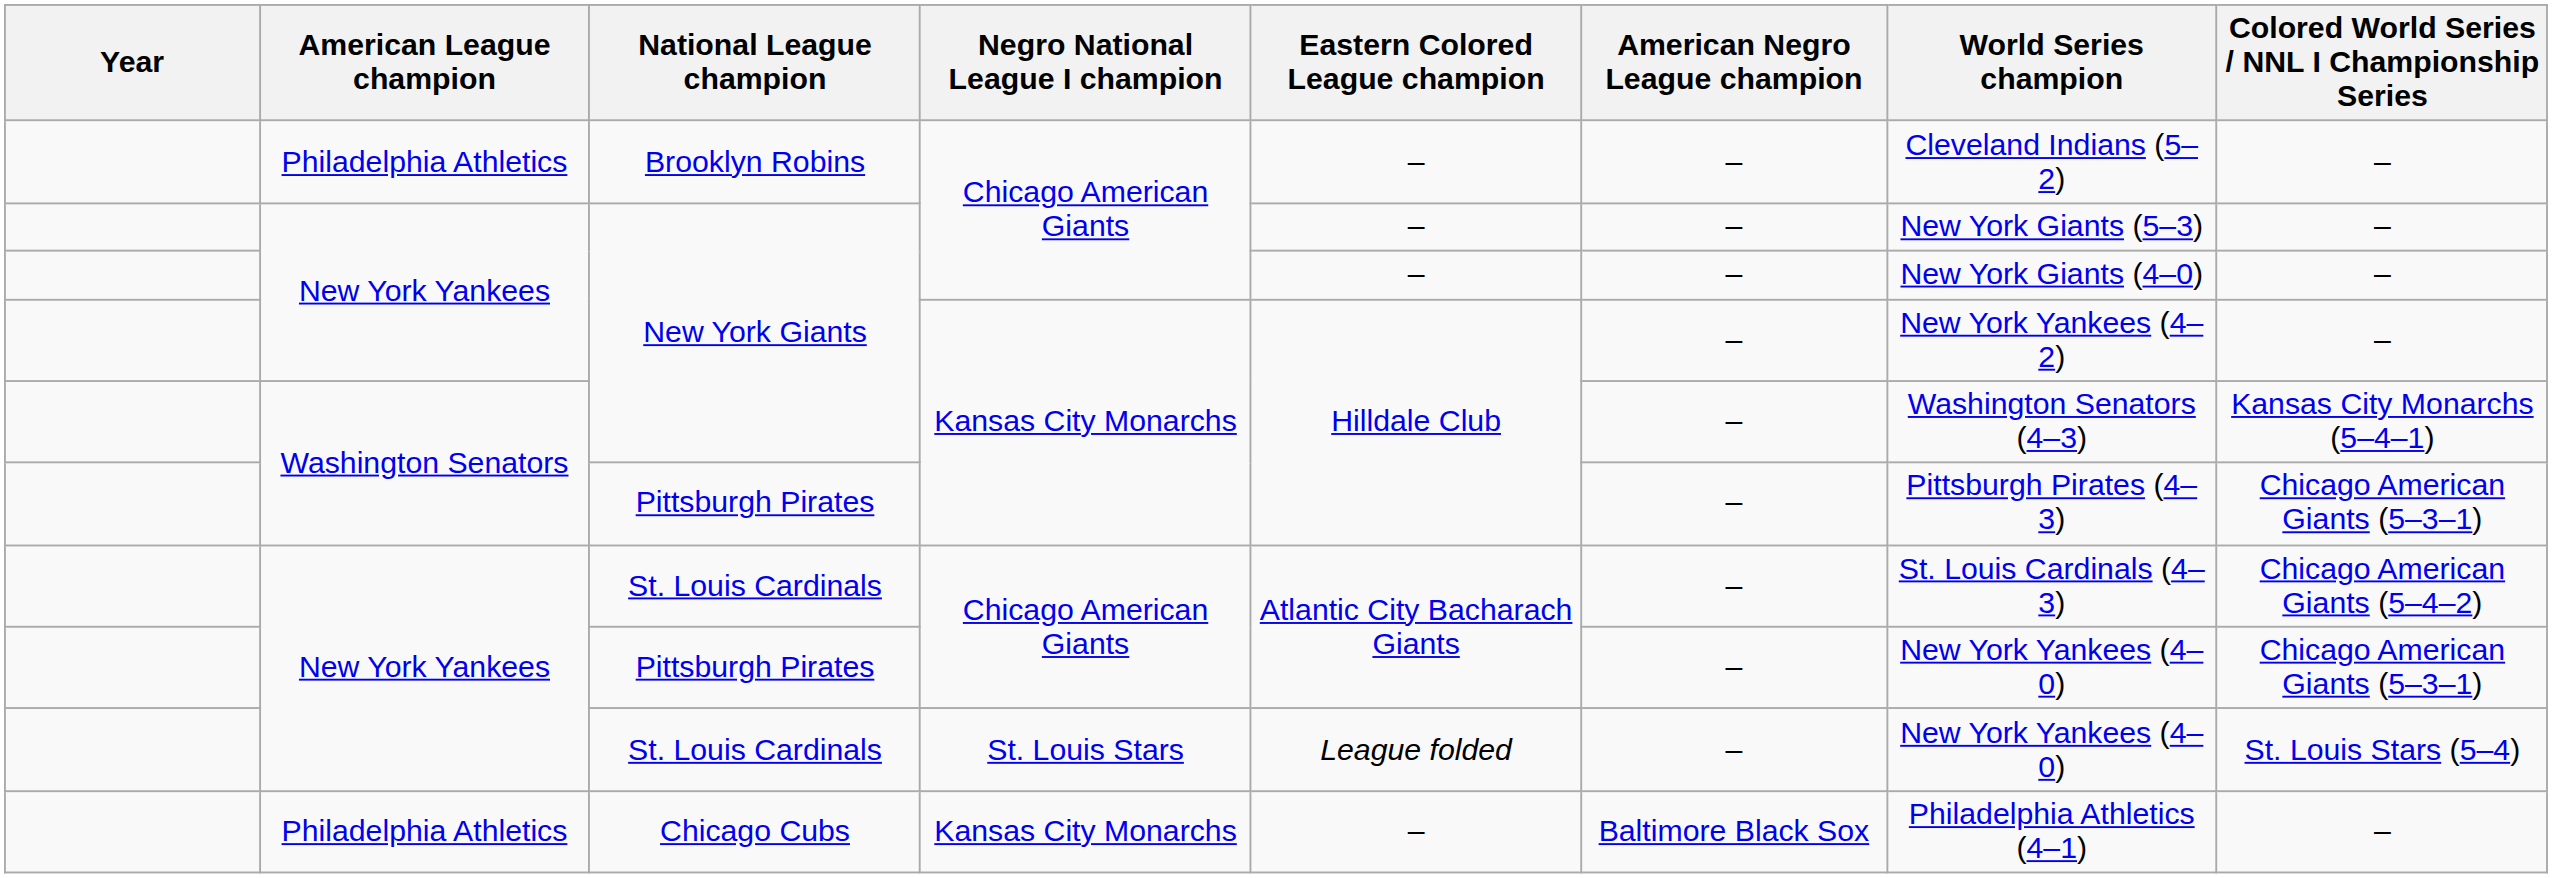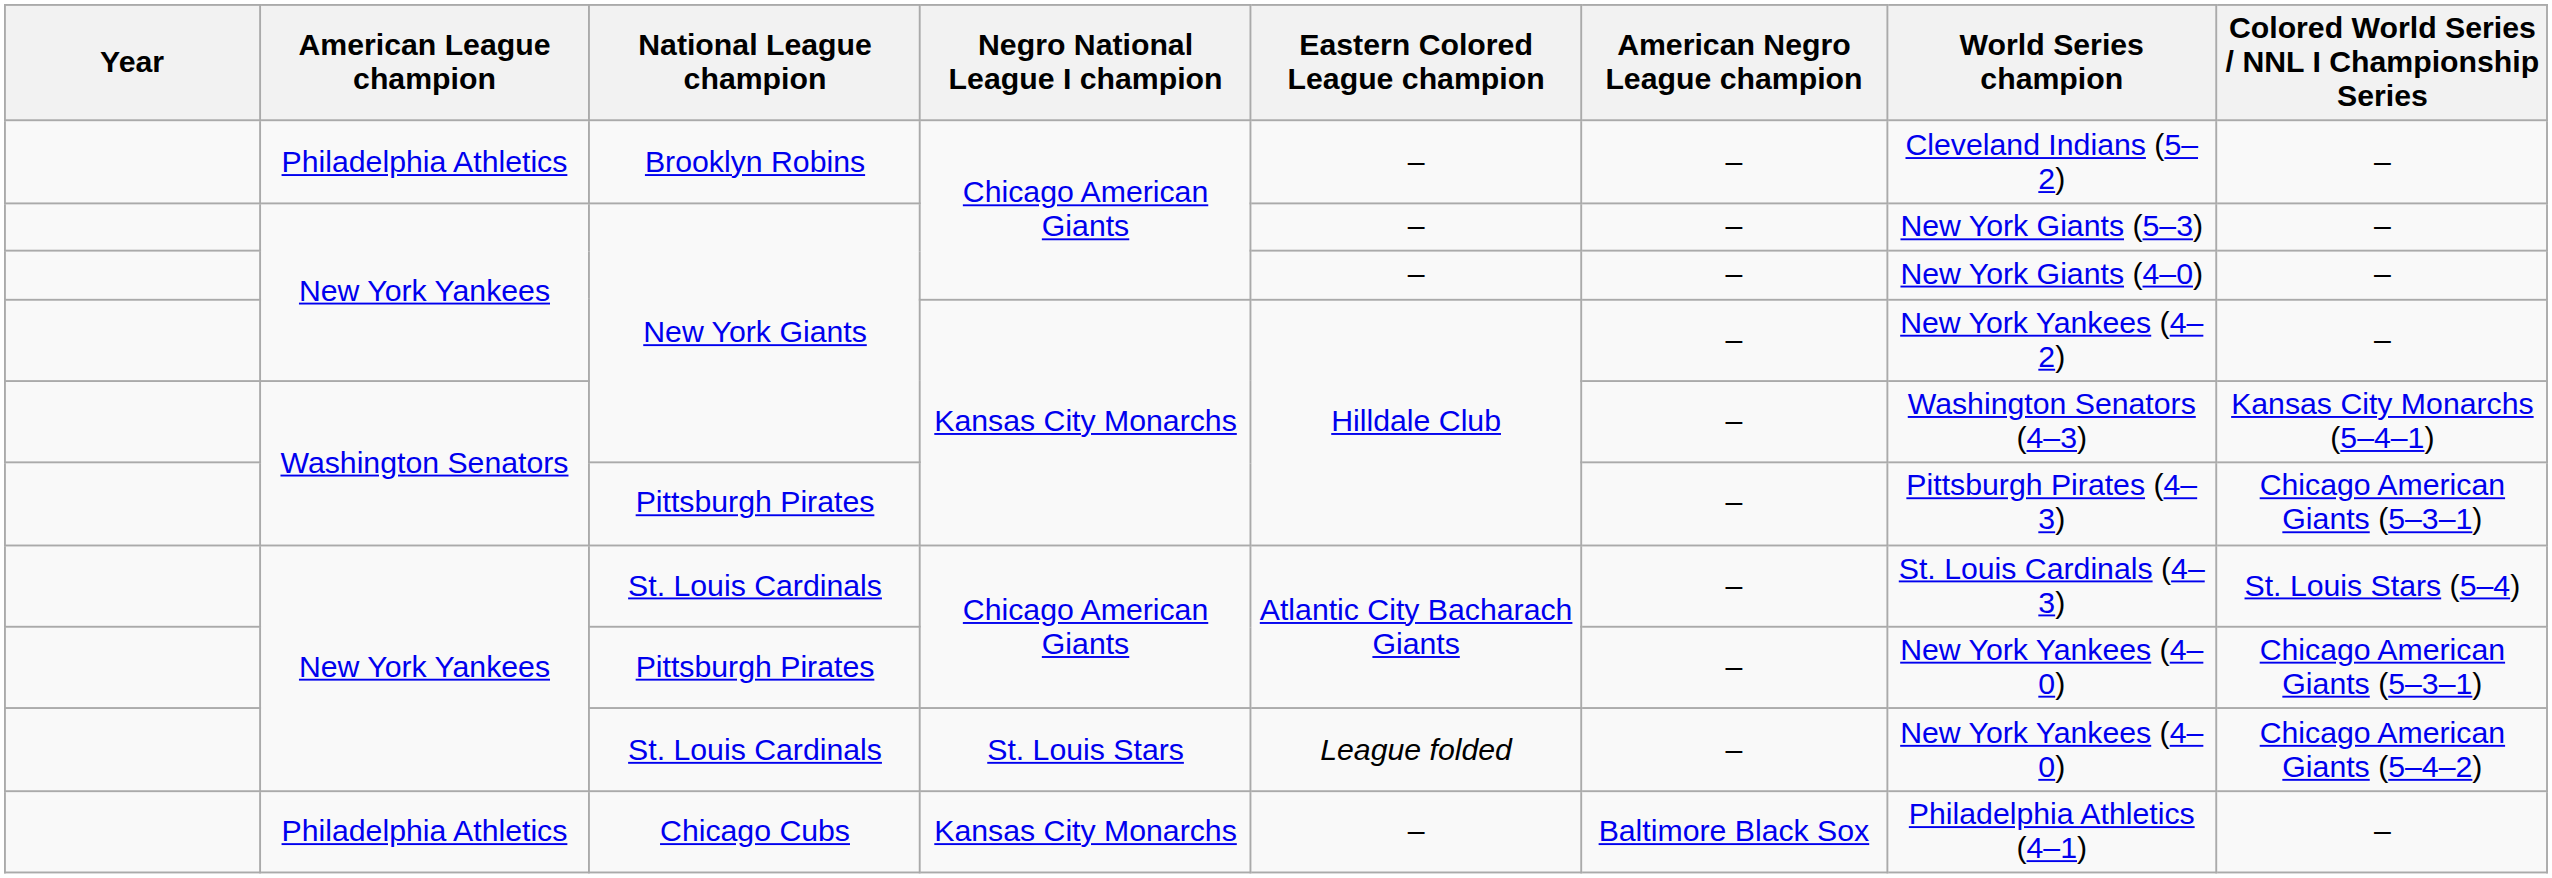(2382, 585) Chicago American Giants (5–4–2) -> (2382, 585) St. Louis Stars (5–4)
(2382, 749) St. Louis Stars (5–4) -> (2382, 749) Chicago American Giants (5–4–2)
